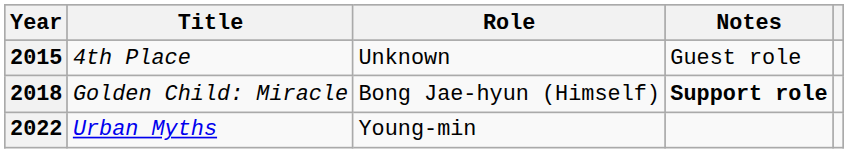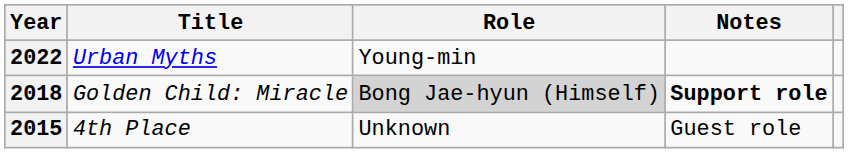rows swapped: (36, 58) <-> (36, 129)
(509, 94) no background -> (509, 94) lightgrey background
